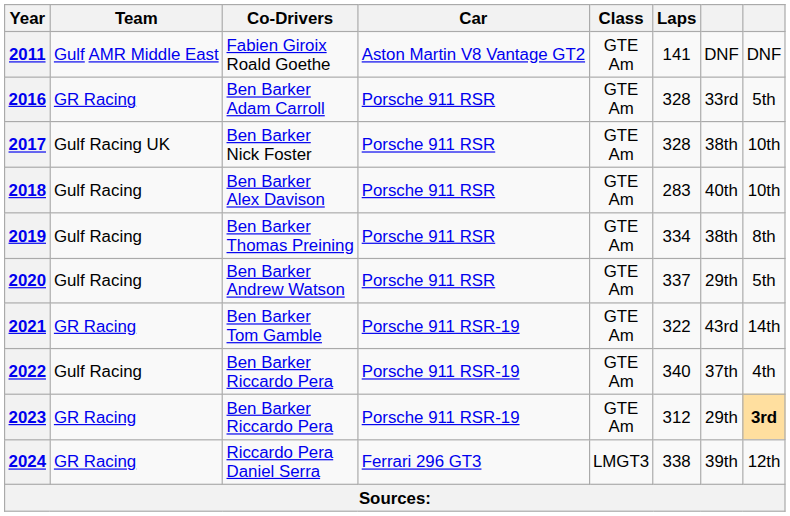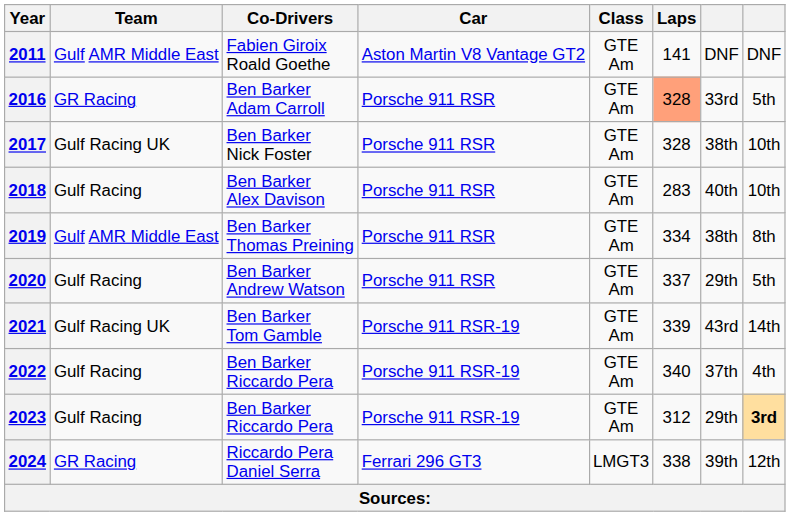(677, 100) no background -> (677, 100) lightsalmon background
(98, 236) Gulf Racing -> (136, 236) Gulf AMR Middle East
(95, 326) GR Racing -> (112, 326) Gulf Racing UK
(677, 326) 322 -> (677, 326) 339
(95, 417) GR Racing -> (98, 417) Gulf Racing
